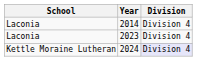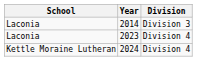(167, 24) Division 4 -> (167, 24) Division 3
(167, 50) lavender background -> (167, 50) no background
